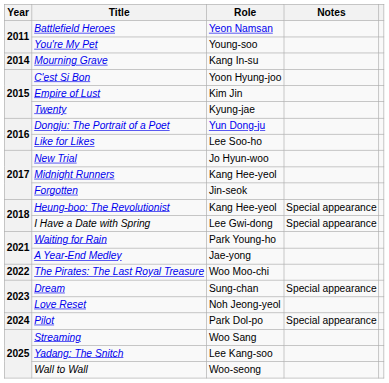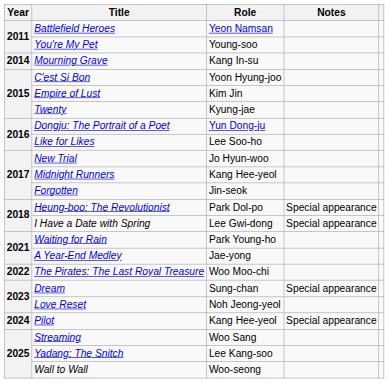(243, 207) Kang Hee-yeol -> (236, 207) Park Dol-po
(236, 321) Park Dol-po -> (243, 321) Kang Hee-yeol
